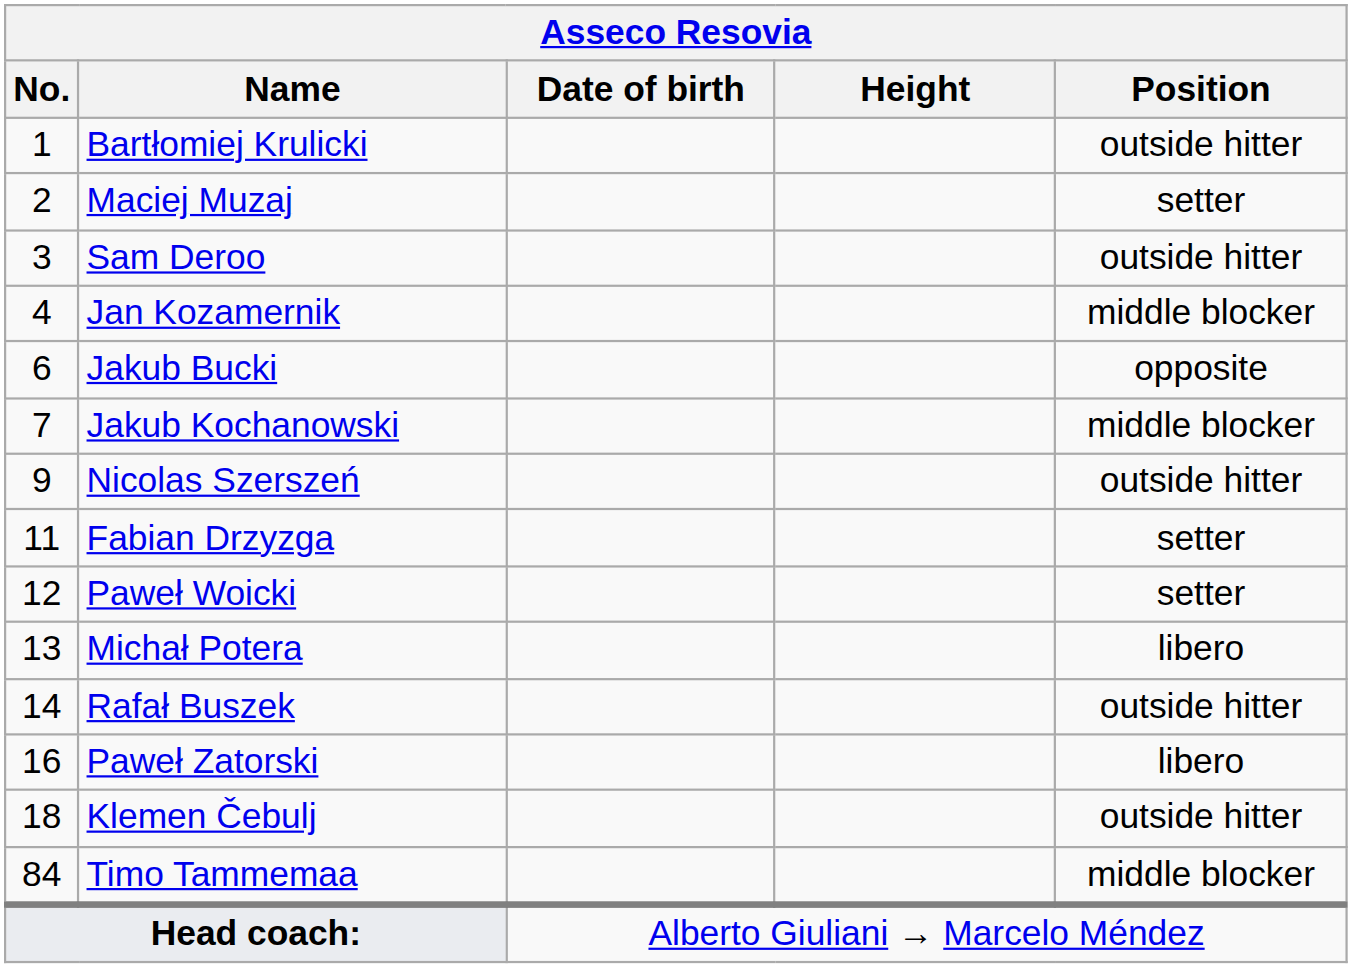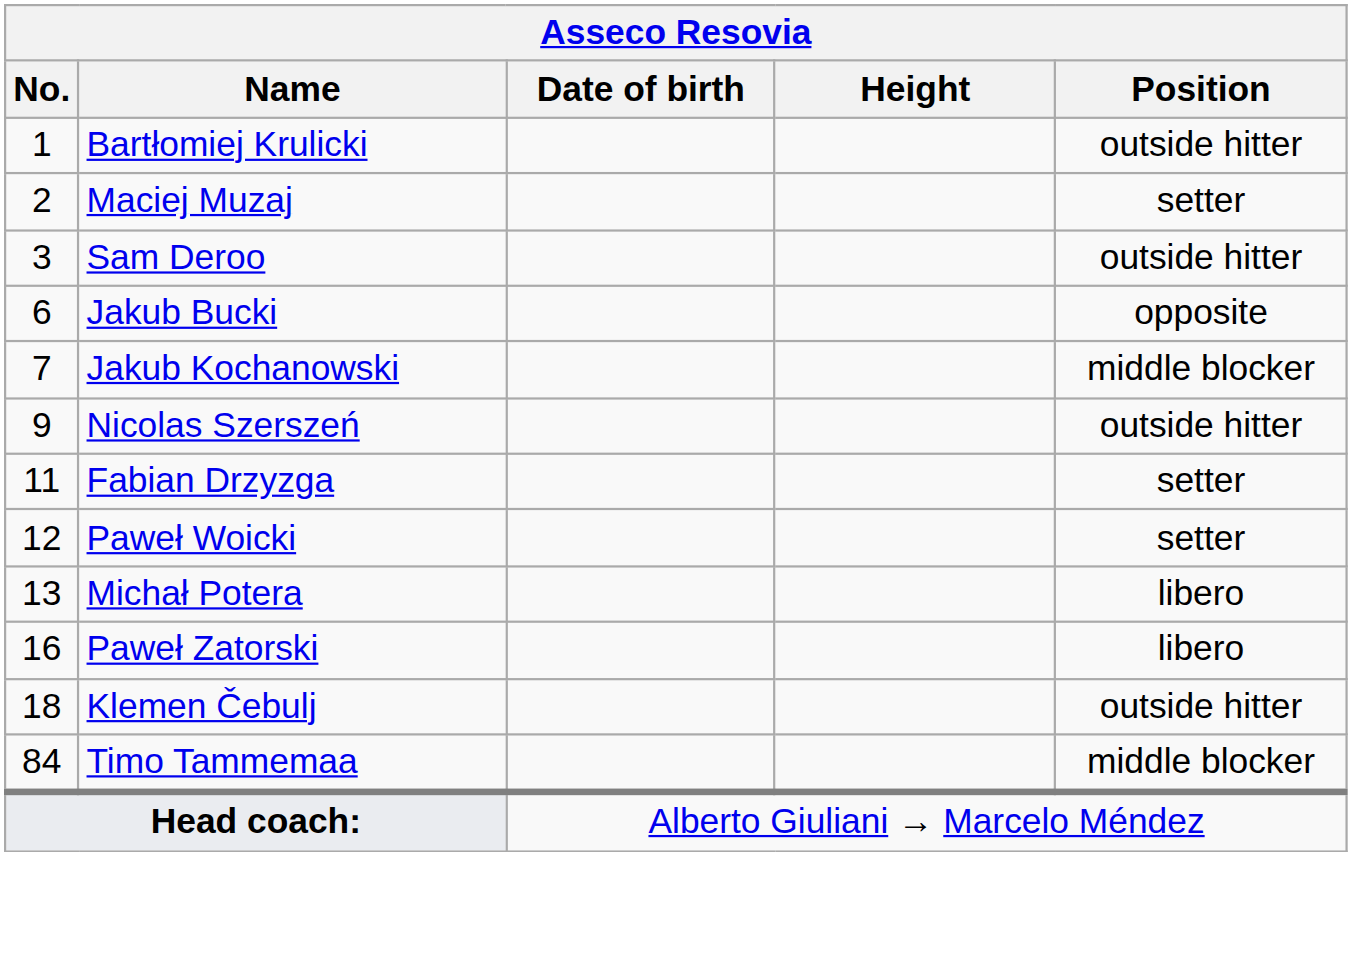- row: (213, 312)
- row: (191, 705)
